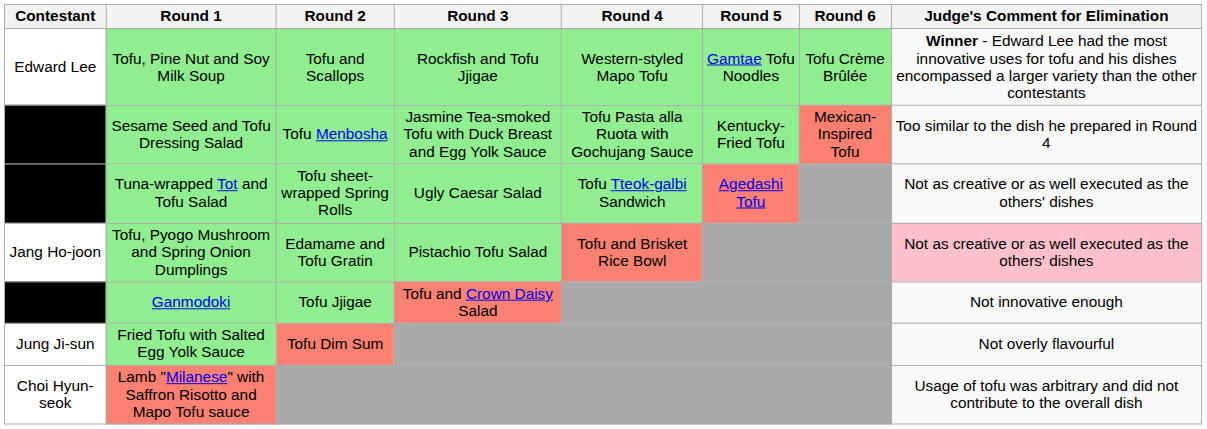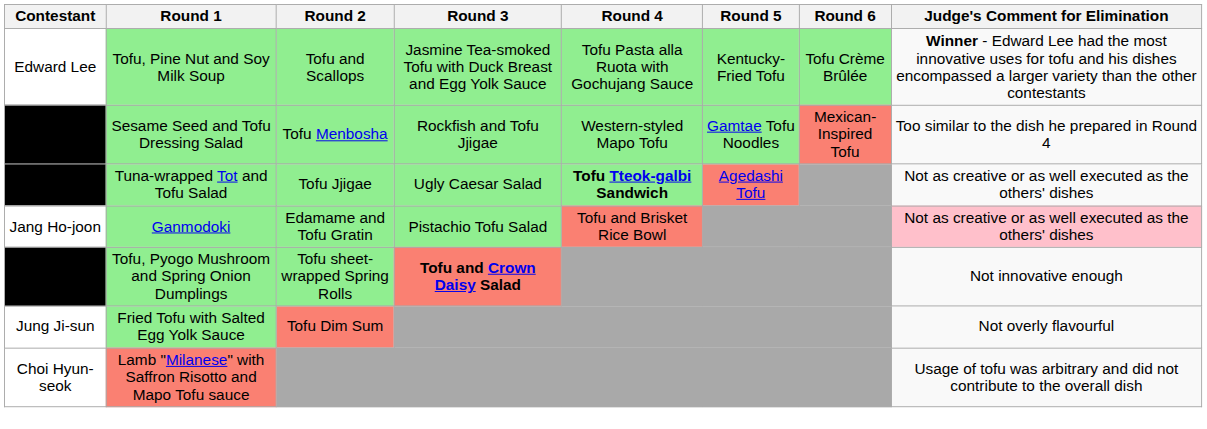(478, 66) Rockfish and Tofu Jjigae -> (478, 66) Jasmine Tea-smoked Tofu with Duck Breast and Egg Yolk Sauce
(632, 66) Western-styled Mapo Tofu -> (632, 66) Tofu Pasta alla Ruota with Gochujang Sauce
(751, 66) Gamtae Tofu Noodles -> (751, 66) Kentucky-Fried Tofu
(478, 134) Jasmine Tea-smoked Tofu with Duck Breast and Egg Yolk Sauce -> (478, 134) Rockfish and Tofu Jjigae
(632, 134) Tofu Pasta alla Ruota with Gochujang Sauce -> (632, 134) Western-styled Mapo Tofu
(751, 134) Kentucky-Fried Tofu -> (751, 134) Gamtae Tofu Noodles
(335, 193) Tofu sheet-wrapped Spring Rolls -> (335, 184) Tofu Jjigae
(632, 193) normal -> (632, 184) bold
(191, 252) Tofu, Pyogo Mushroom and Spring Onion Dumplings -> (191, 226) Ganmodoki
(191, 302) Ganmodoki -> (191, 276) Tofu, Pyogo Mushroom and Spring Onion Dumplings
(335, 302) Tofu Jjigae -> (335, 276) Tofu sheet-wrapped Spring Rolls
(478, 302) normal -> (478, 276) bold
